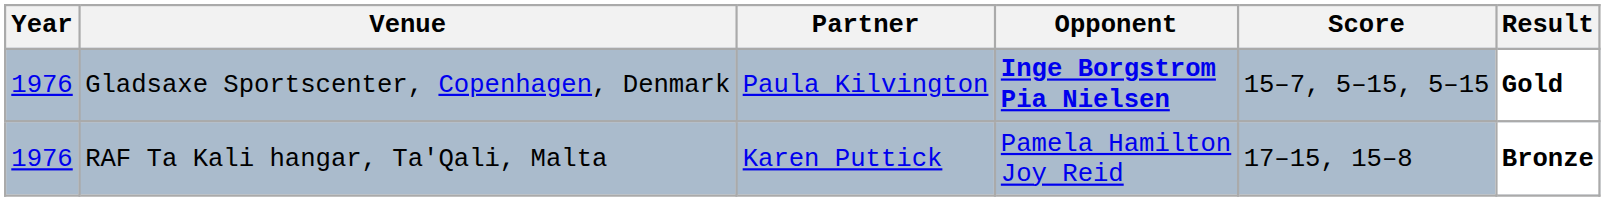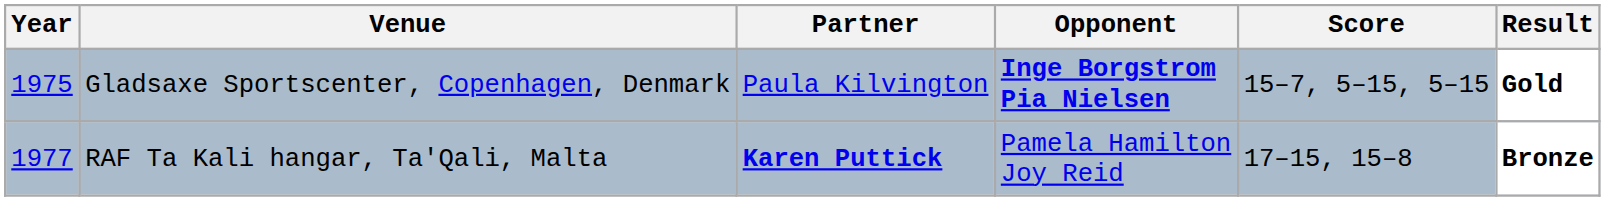(42, 85) 1976 -> (42, 85) 1975
(42, 158) 1976 -> (42, 158) 1977
(843, 158) normal -> (843, 158) bold
